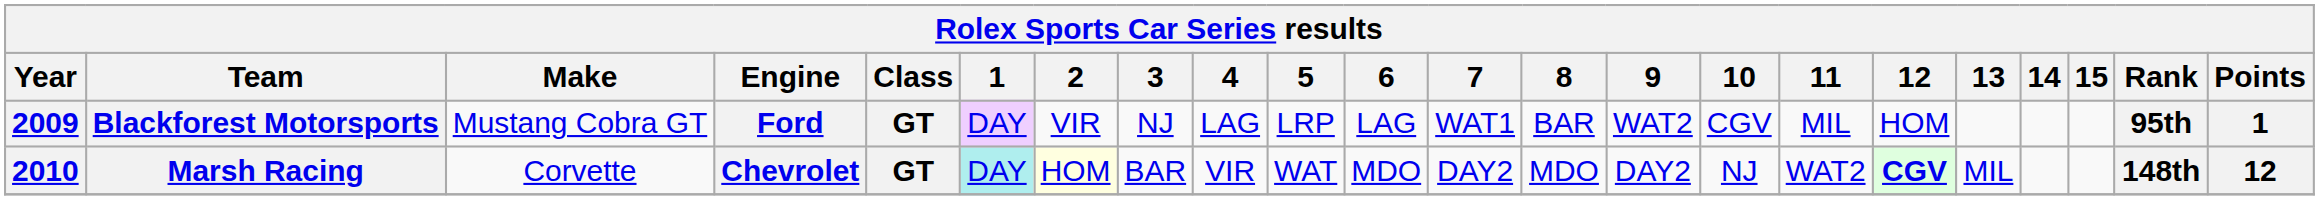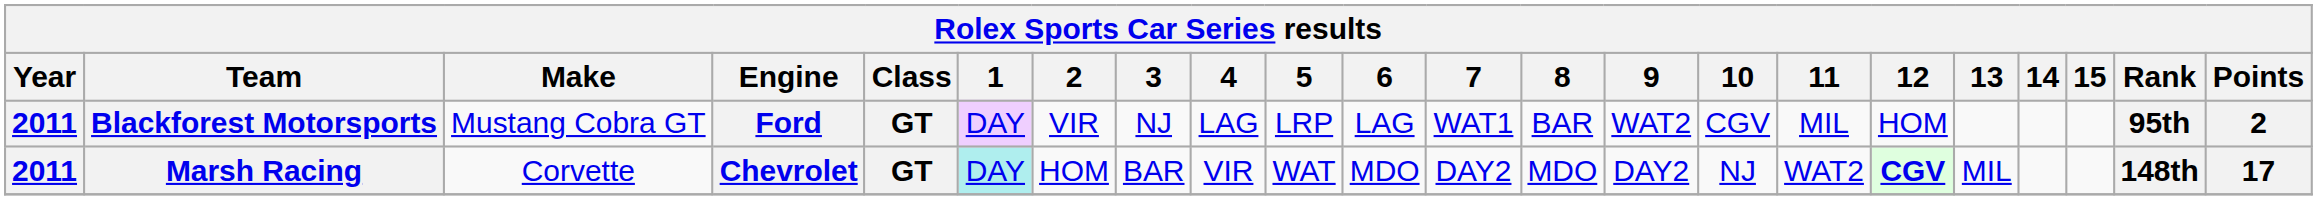(45, 124) 2009 -> (45, 124) 2011
(2260, 124) 1 -> (2258, 124) 2
(45, 171) 2010 -> (45, 171) 2011
(1076, 171) lightyellow background -> (1074, 171) no background
(2260, 171) 12 -> (2258, 171) 17
